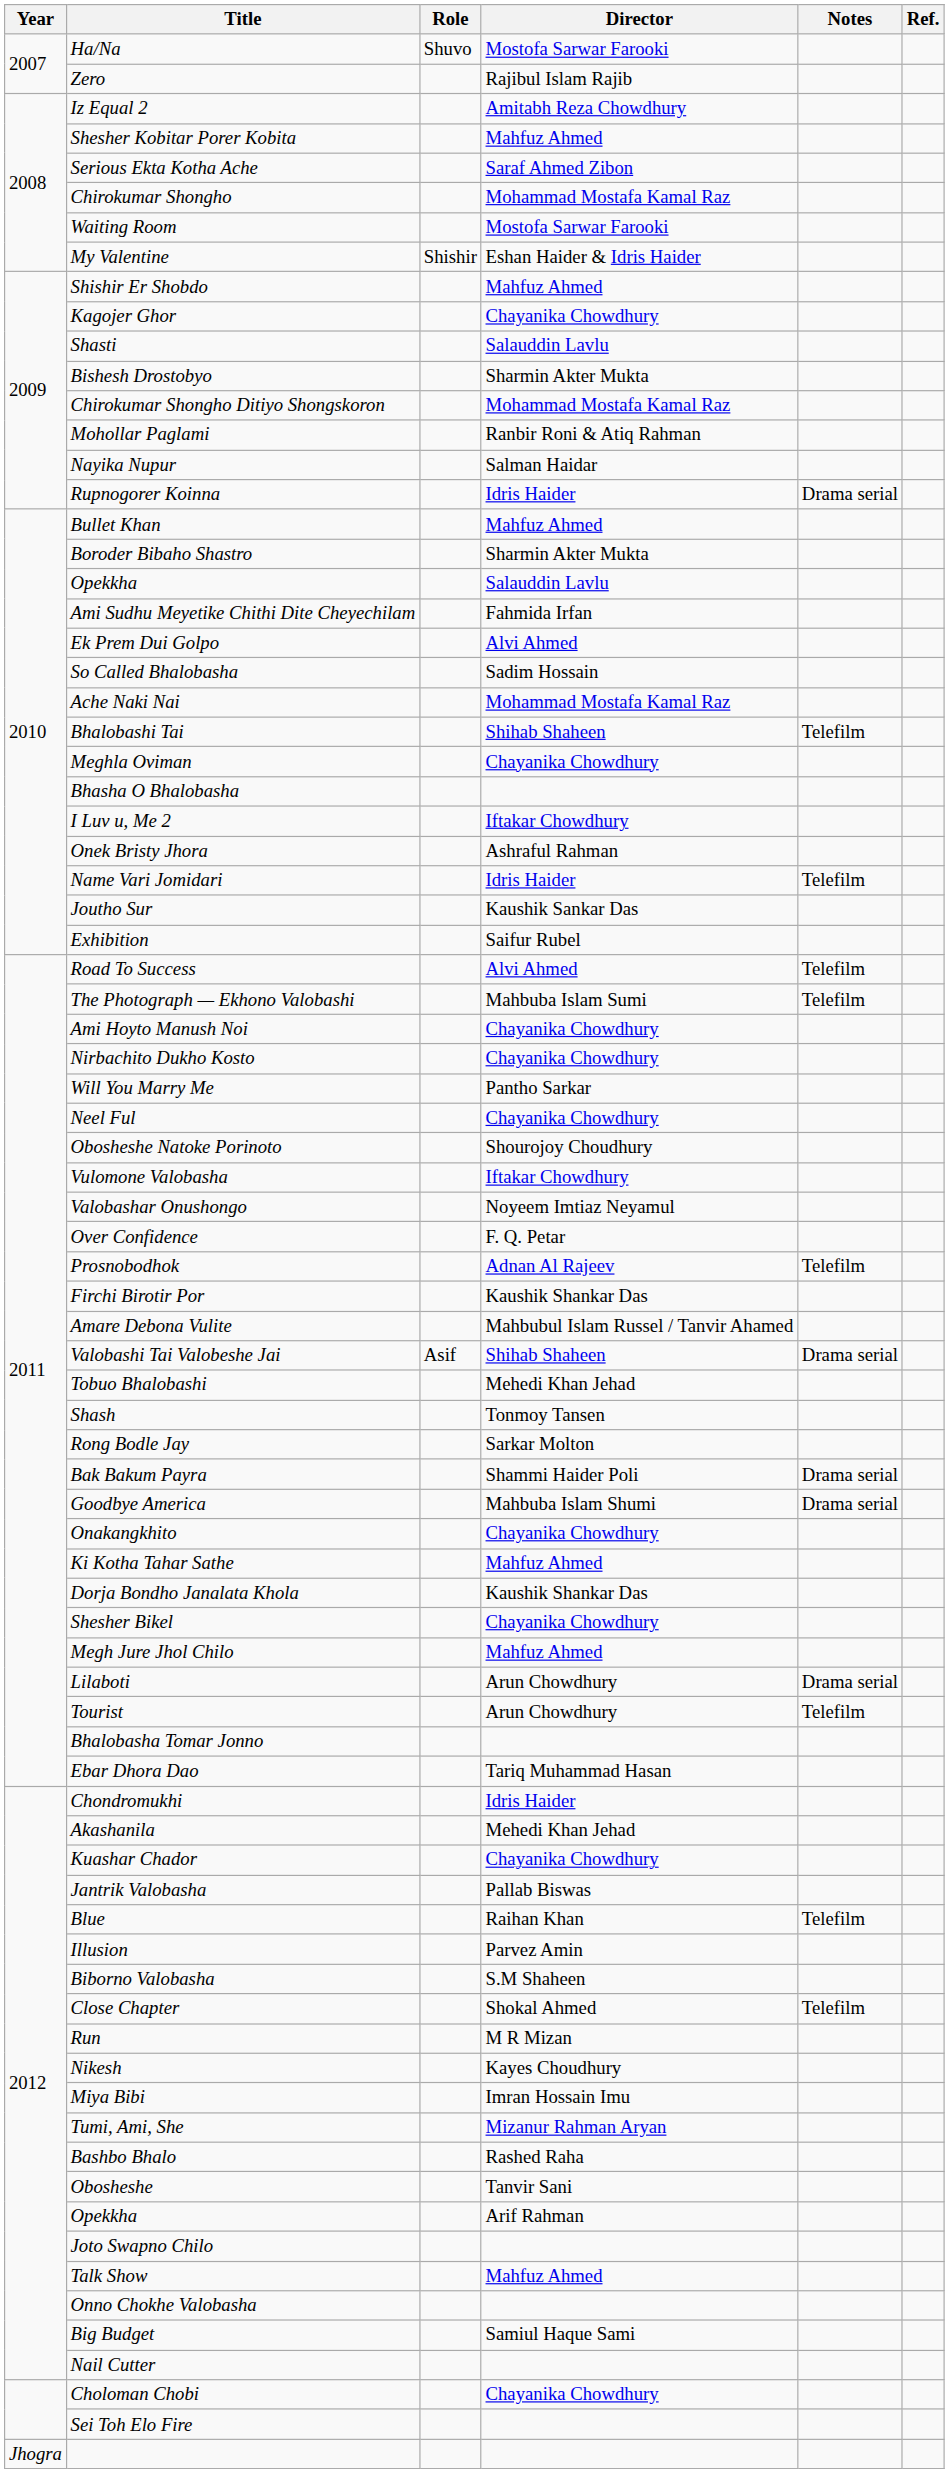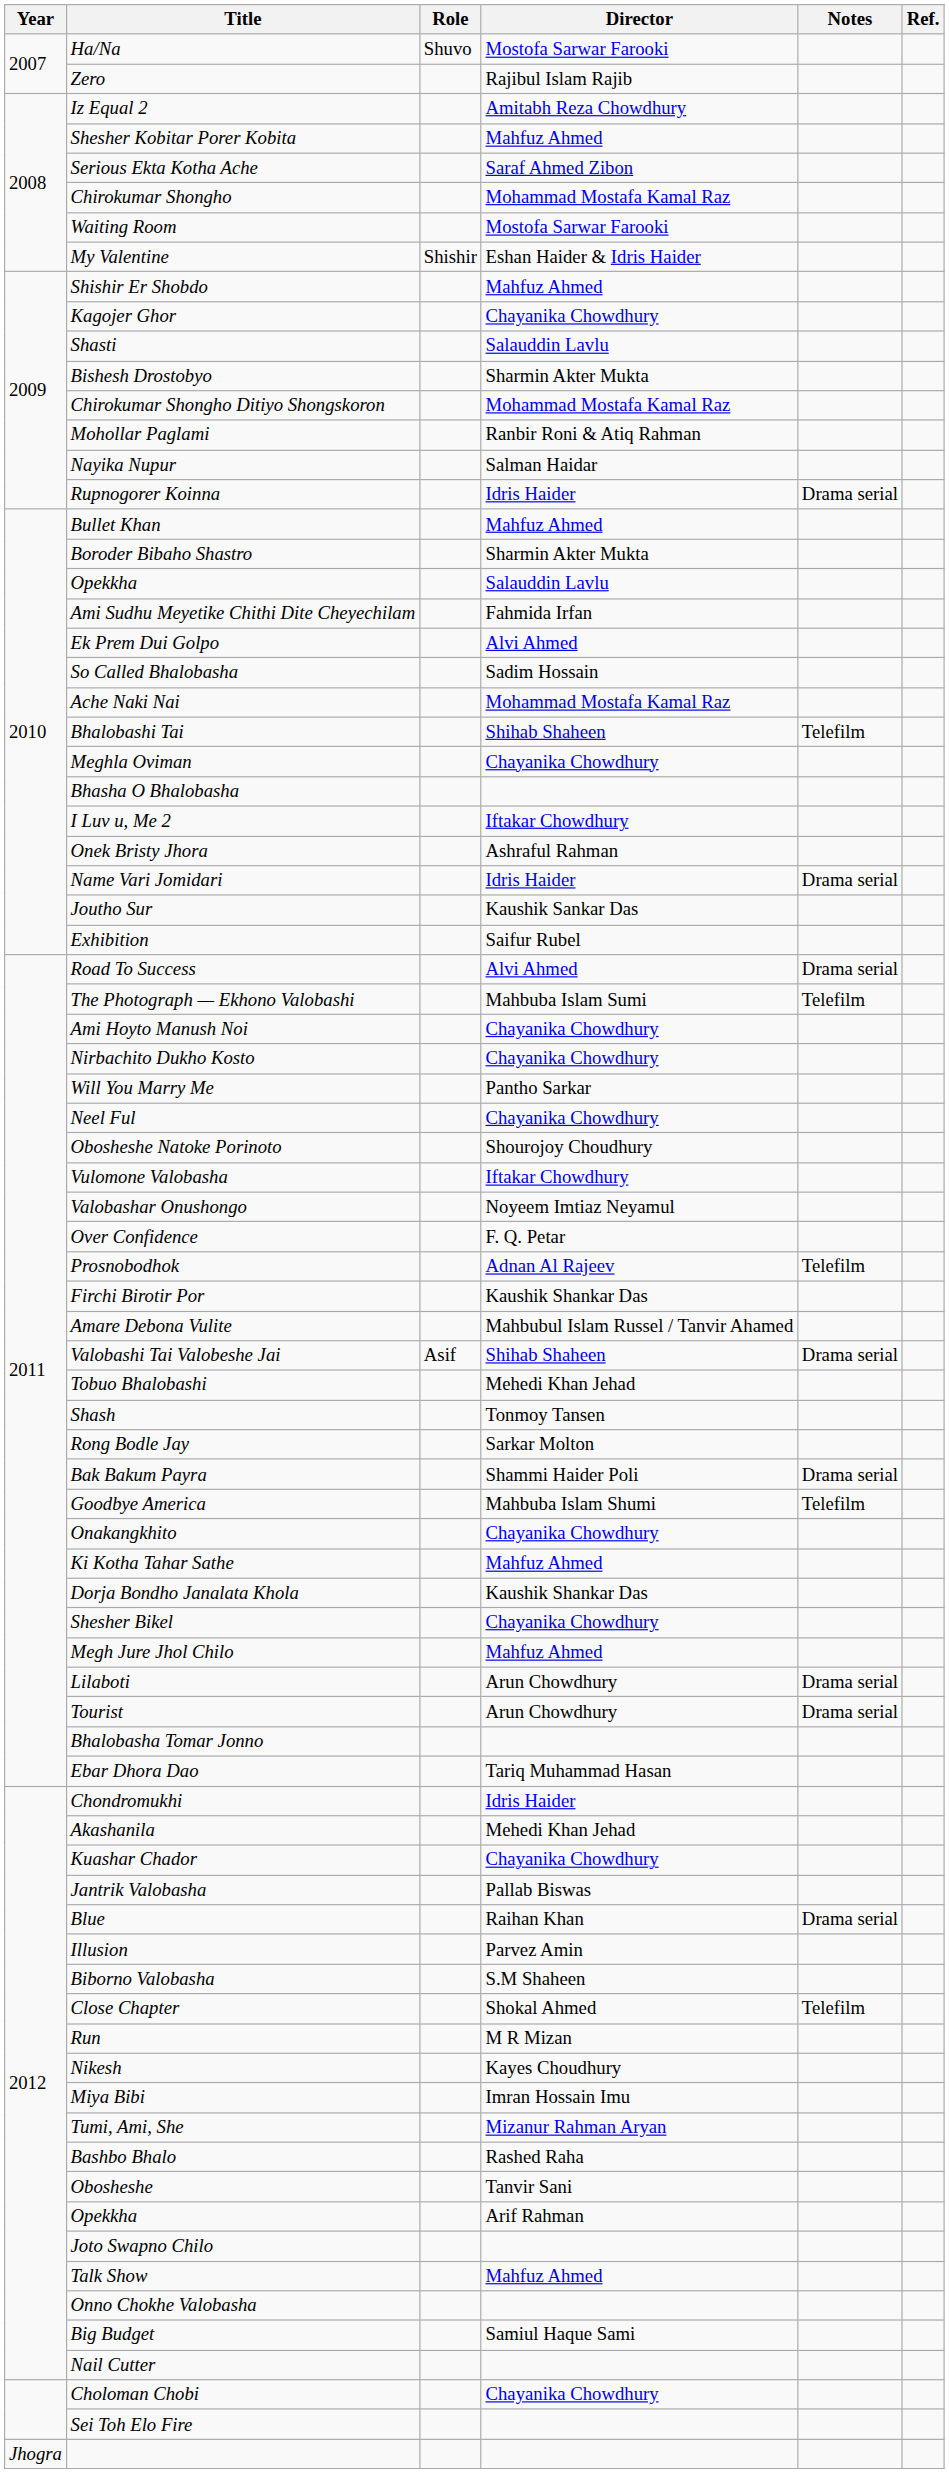(833, 880) Telefilm -> (850, 880) Drama serial
(833, 969) Telefilm -> (850, 969) Drama serial
(850, 1503) Drama serial -> (833, 1503) Telefilm
(833, 1711) Telefilm -> (850, 1711) Drama serial
(833, 1919) Telefilm -> (850, 1919) Drama serial
